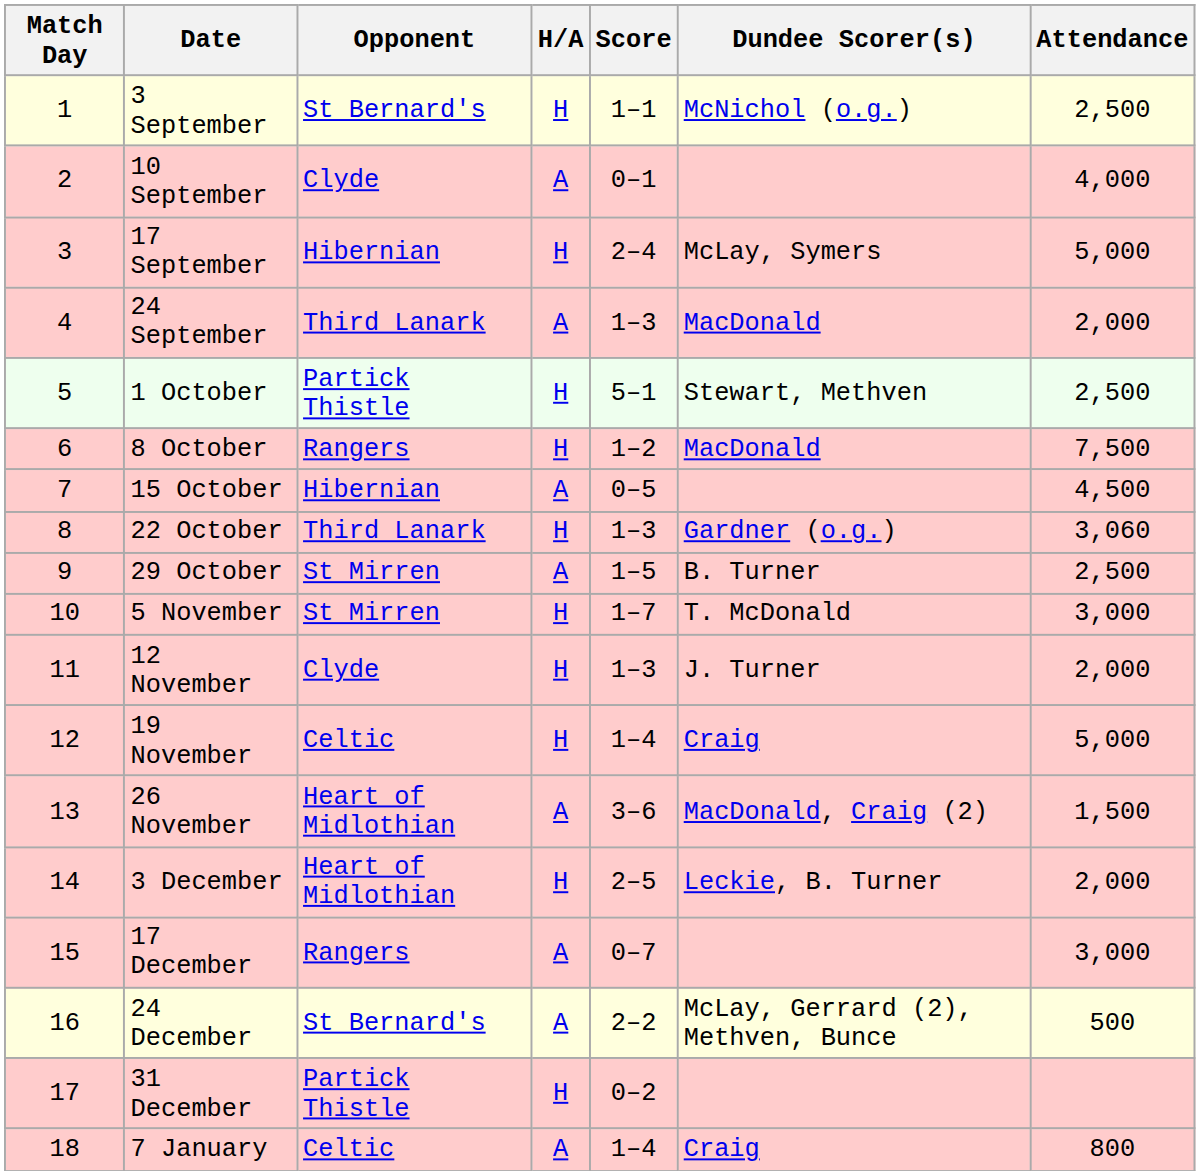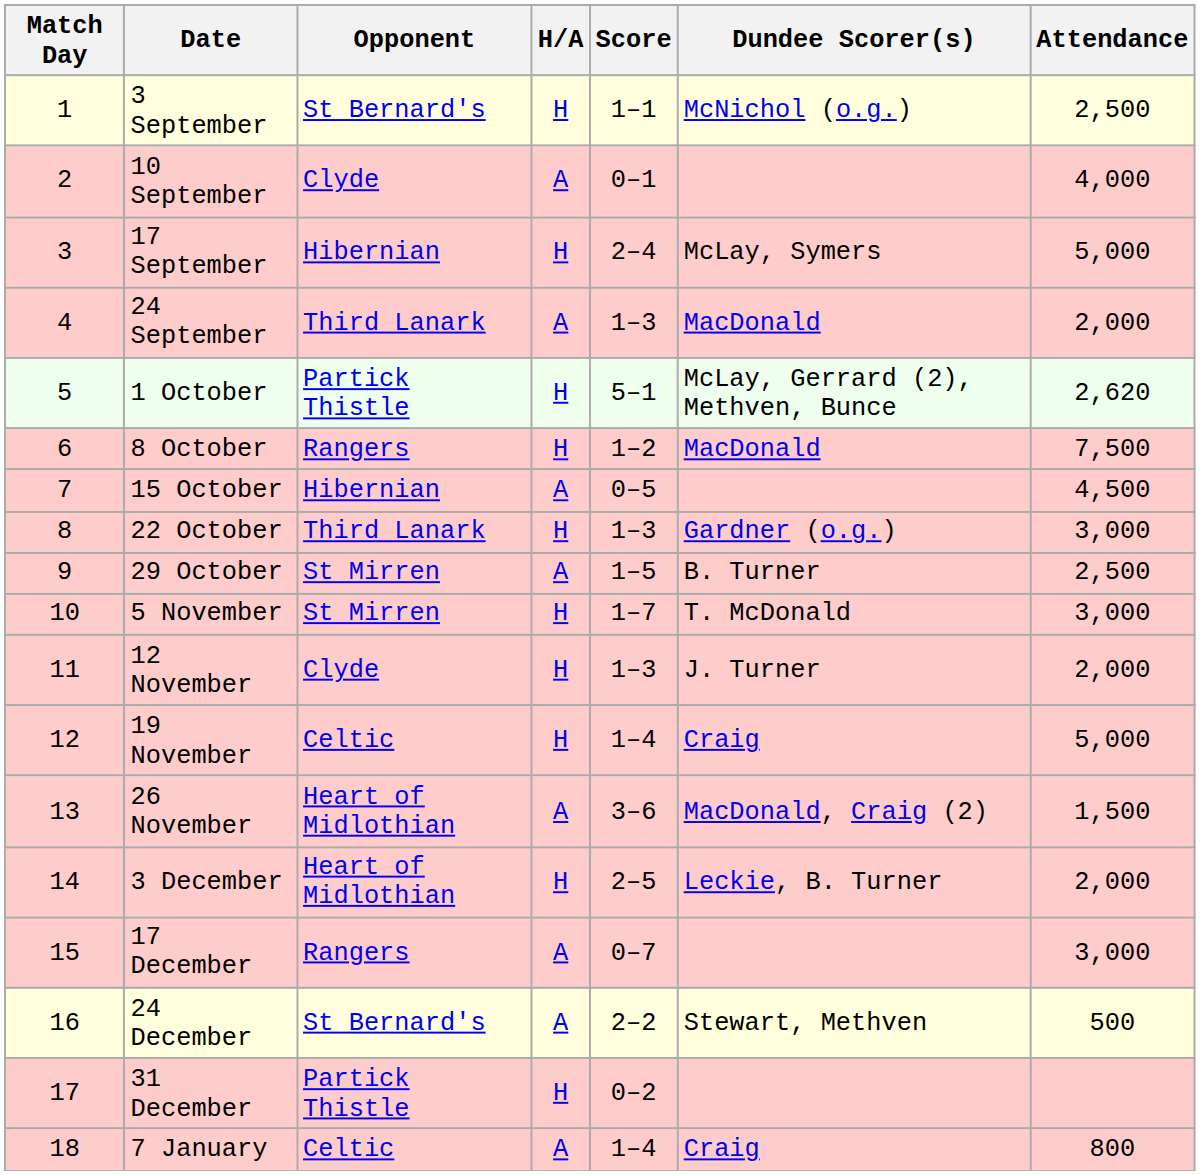(805, 393) Stewart, Methven -> (828, 393) McLay, Gerrard (2), Methven, Bunce
(1112, 393) 2,500 -> (1112, 393) 2,620
(1112, 532) 3,060 -> (1112, 532) 3,000
(828, 1023) McLay, Gerrard (2), Methven, Bunce -> (805, 1023) Stewart, Methven
